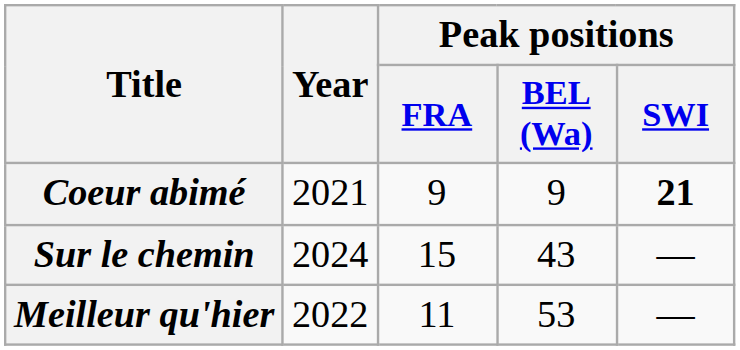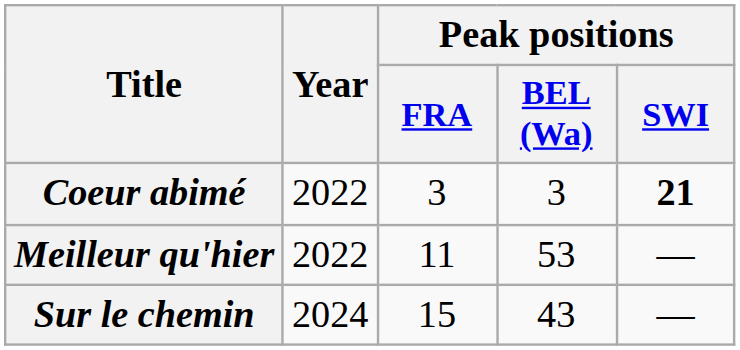(330, 192) 2021 -> (330, 192) 2022
(437, 192) 9 -> (437, 192) 3
(556, 192) 9 -> (556, 192) 3
rows swapped: (144, 314) <-> (144, 253)
